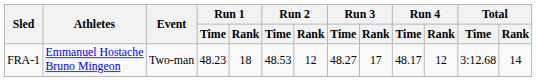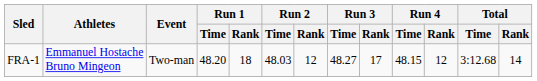(213, 60) 48.23 -> (213, 60) 48.20
(278, 60) 48.53 -> (278, 60) 48.03
(408, 60) 48.17 -> (408, 60) 48.15
